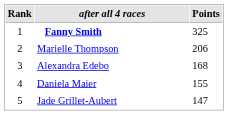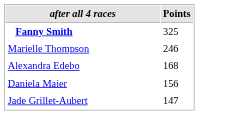- column: (20, 13)
(200, 49) 206 -> (171, 49) 246
(200, 83) 155 -> (171, 83) 156
